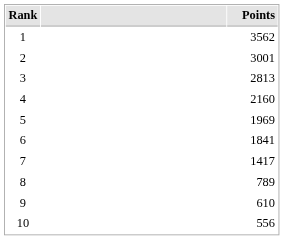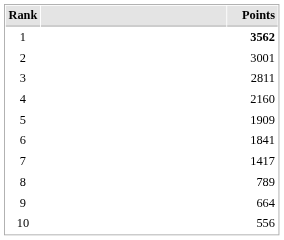(263, 37) normal -> (263, 37) bold
(263, 78) 2813 -> (263, 78) 2811
(263, 120) 1969 -> (263, 120) 1909
(266, 202) 610 -> (266, 202) 664
